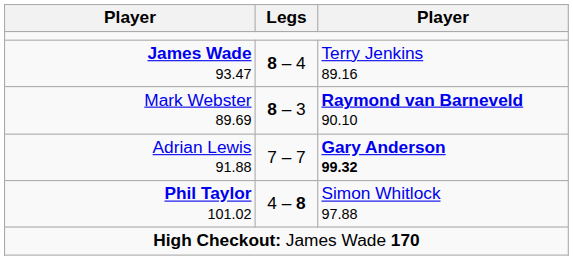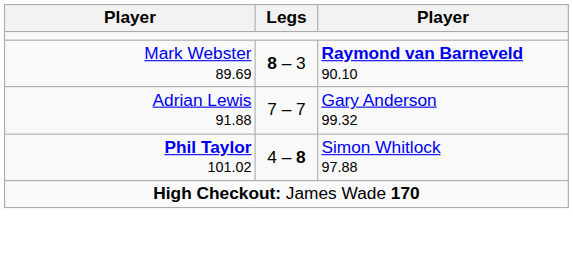- row: (199, 63)
(384, 156) bold -> (379, 110) normal
